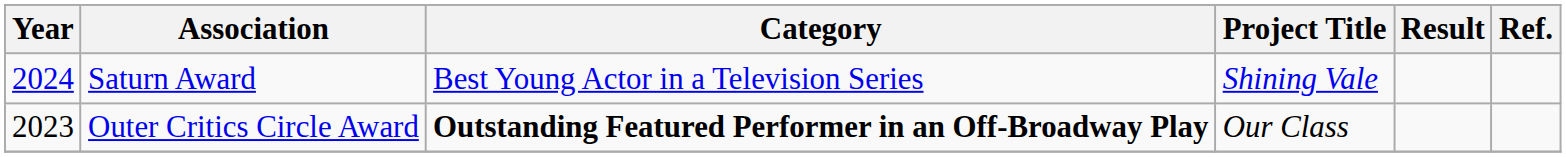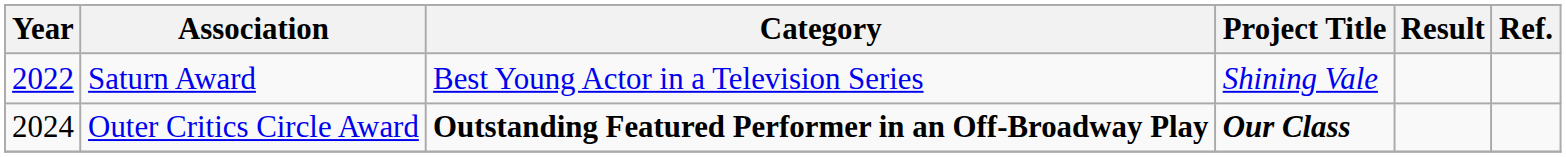(43, 77) 2024 -> (43, 77) 2022
(43, 126) 2023 -> (43, 126) 2024
(1286, 126) normal -> (1287, 126) bold
